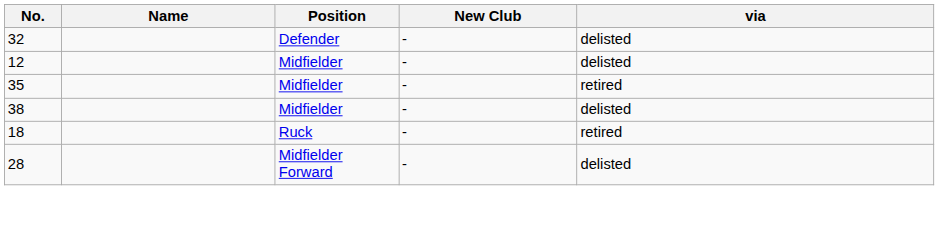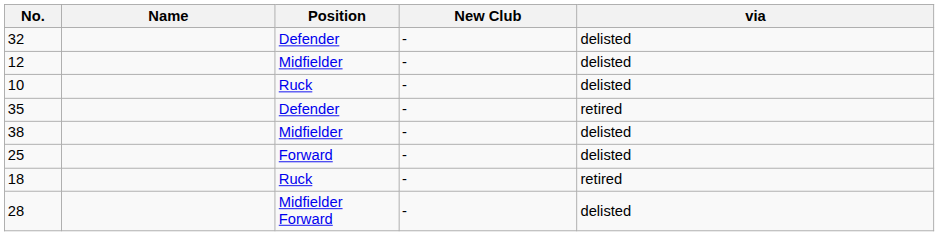+ row: (16, 86)
(311, 86) Midfielder -> (309, 109) Defender
+ row: (16, 156)
